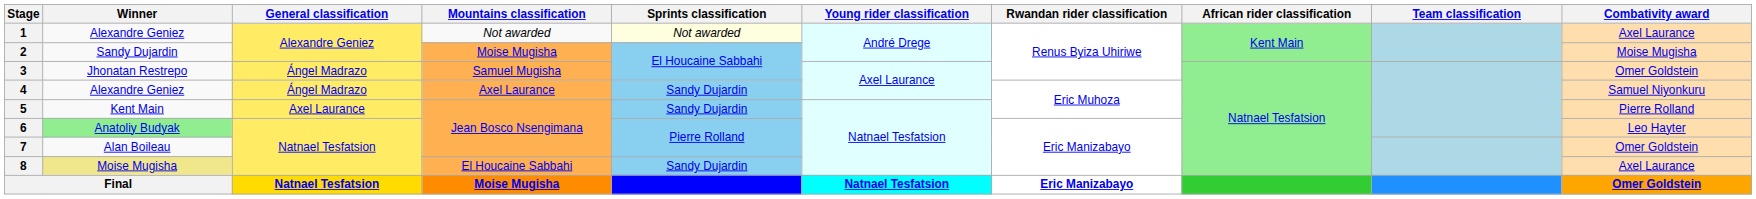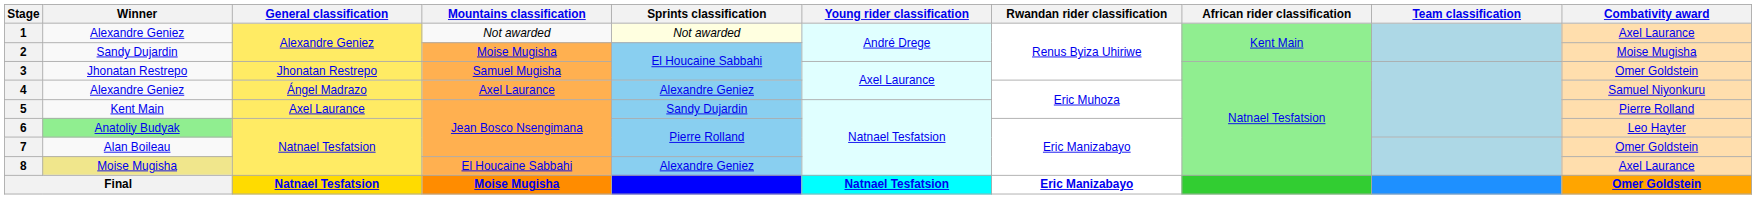(327, 71) Ángel Madrazo -> (327, 71) Jhonatan Restrepo
(707, 90) Sandy Dujardin -> (707, 90) Alexandre Geniez
(707, 166) Sandy Dujardin -> (707, 166) Alexandre Geniez
